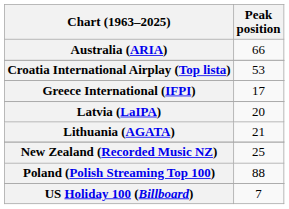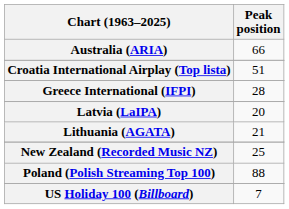(259, 70) 53 -> (259, 70) 51
(259, 91) 17 -> (259, 91) 28
